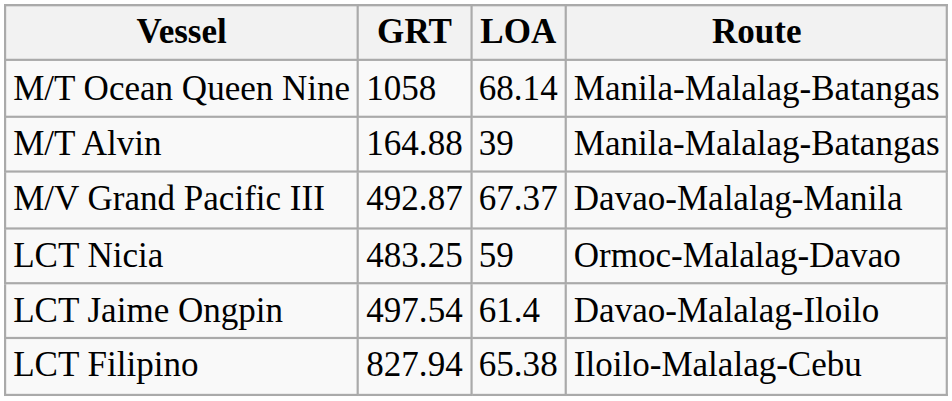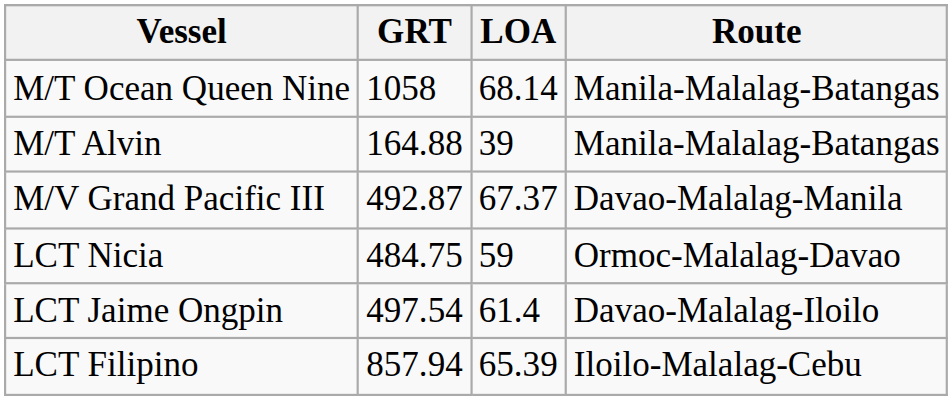(414, 254) 483.25 -> (414, 254) 484.75
(414, 365) 827.94 -> (414, 365) 857.94
(518, 365) 65.38 -> (518, 365) 65.39
